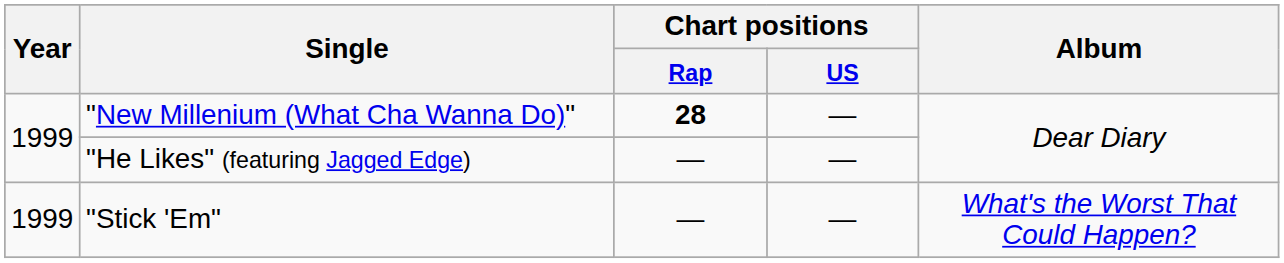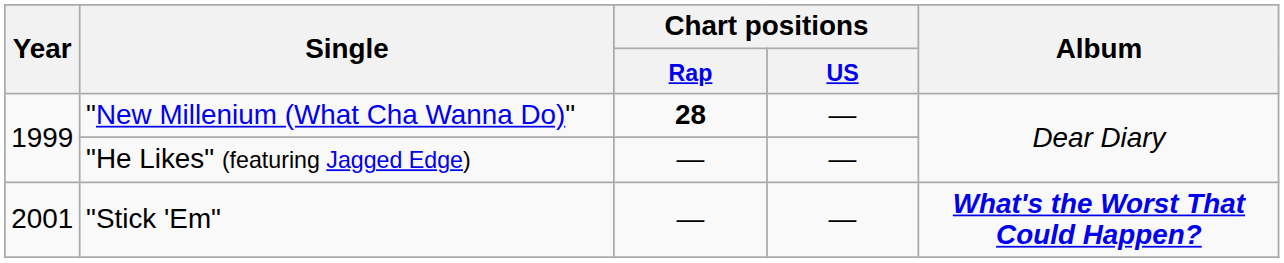(42, 218) 1999 -> (42, 218) 2001
(1099, 218) normal -> (1099, 218) bold
